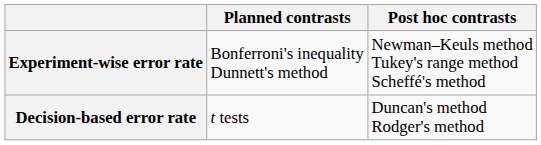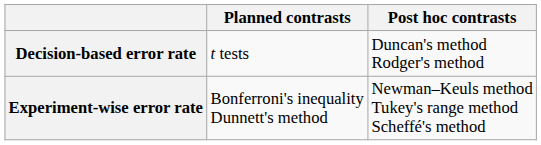rows swapped: (106, 117) <-> (106, 62)
